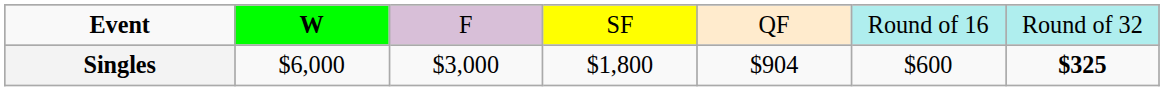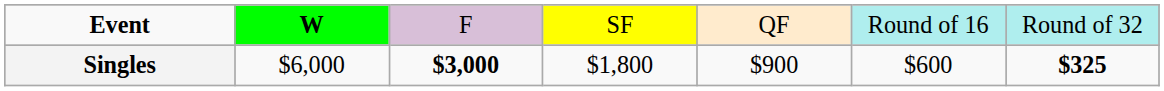(466, 64) normal -> (466, 64) bold
(774, 64) $904 -> (774, 64) $900
